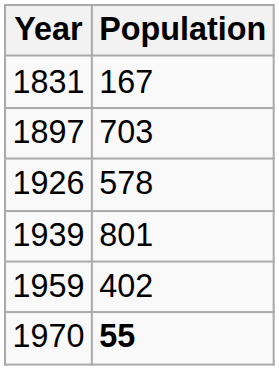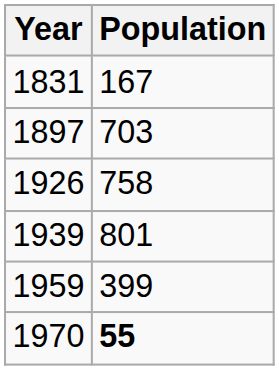(126, 183) 578 -> (126, 183) 758
(126, 286) 402 -> (126, 286) 399
